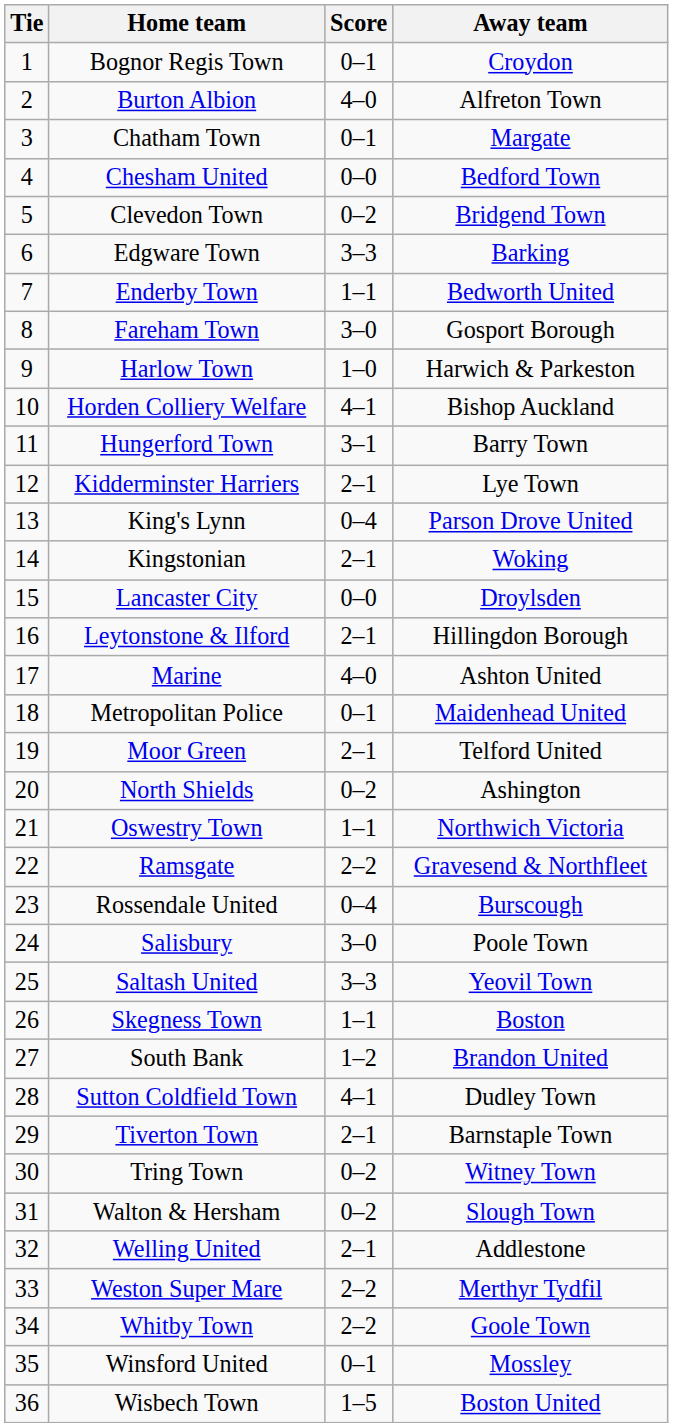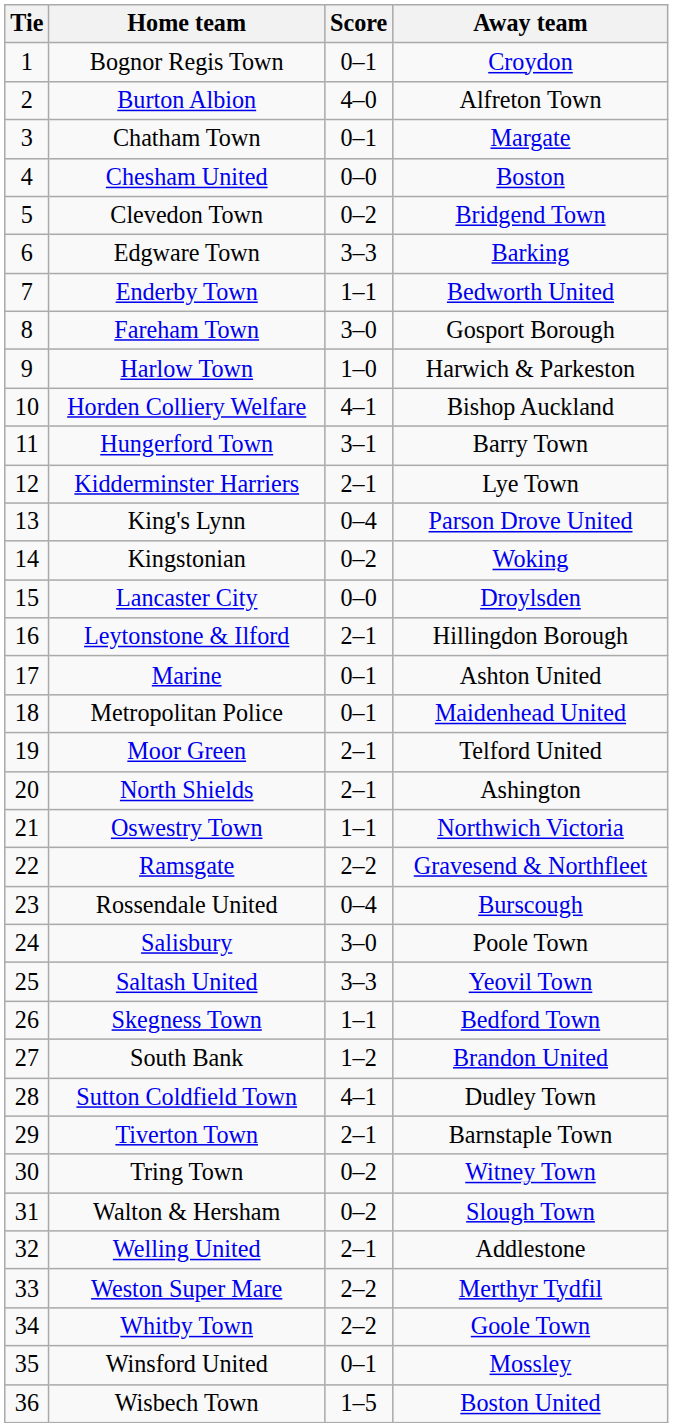(530, 176) Bedford Town -> (530, 176) Boston
(359, 560) 2–1 -> (359, 560) 0–2
(359, 675) 4–0 -> (359, 675) 0–1
(359, 789) 0–2 -> (359, 789) 2–1
(530, 1019) Boston -> (530, 1019) Bedford Town
